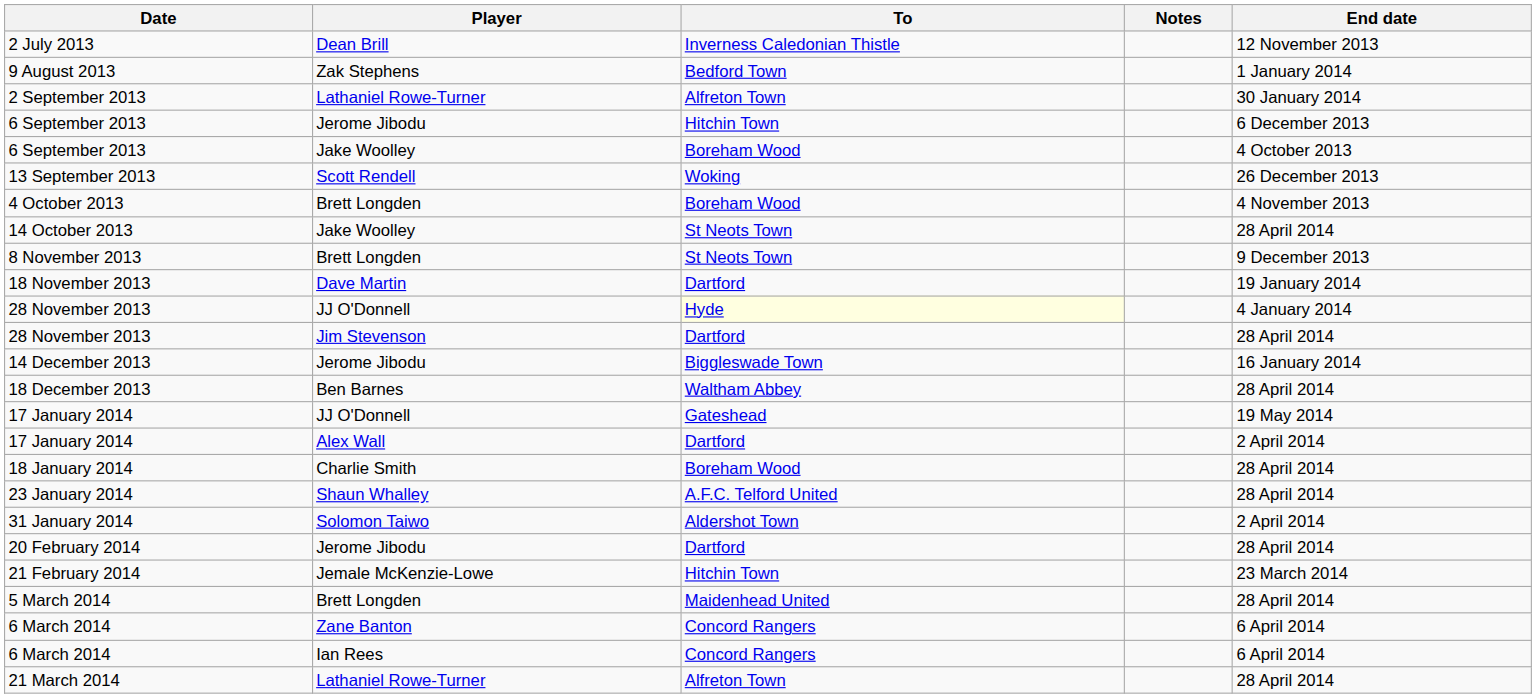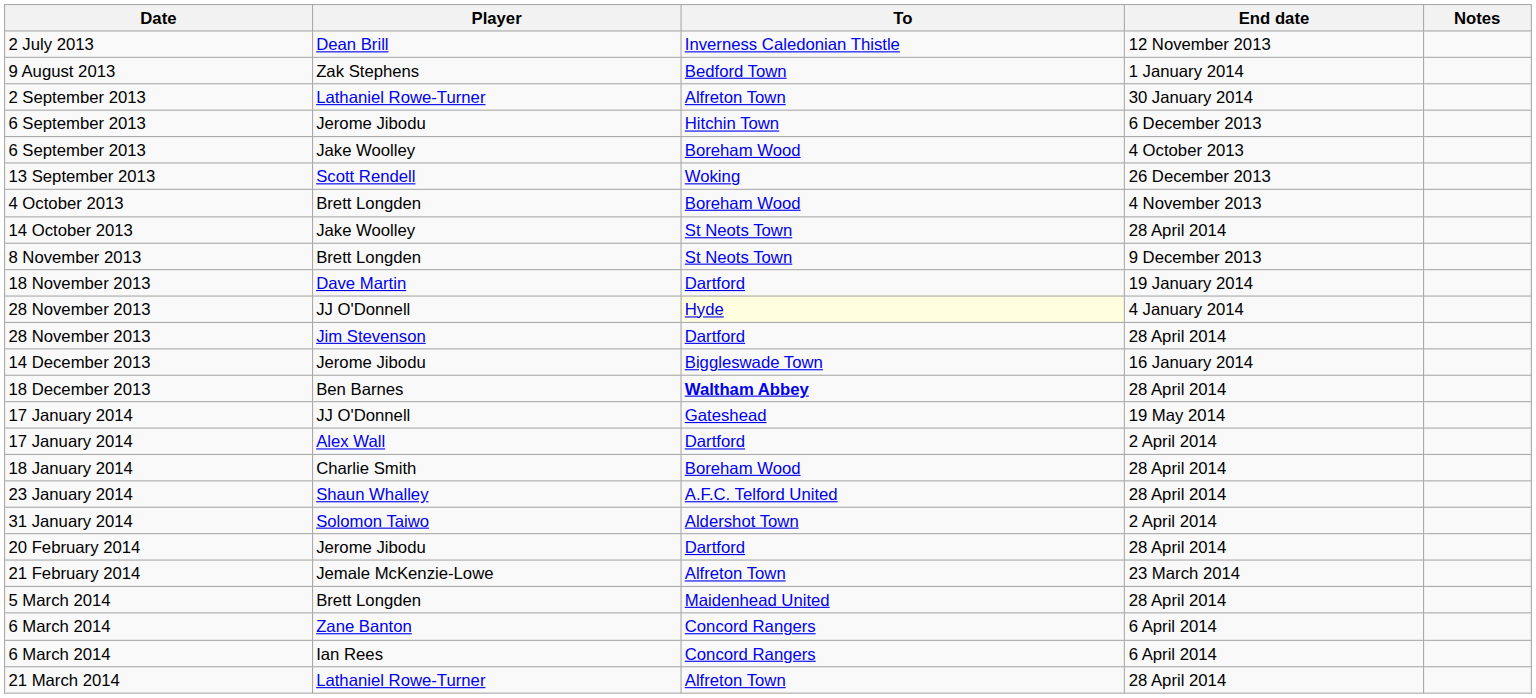columns swapped: (1382, 18) <-> (1179, 18)
(743, 389) normal -> (747, 389) bold
(732, 574) Hitchin Town -> (735, 574) Alfreton Town
